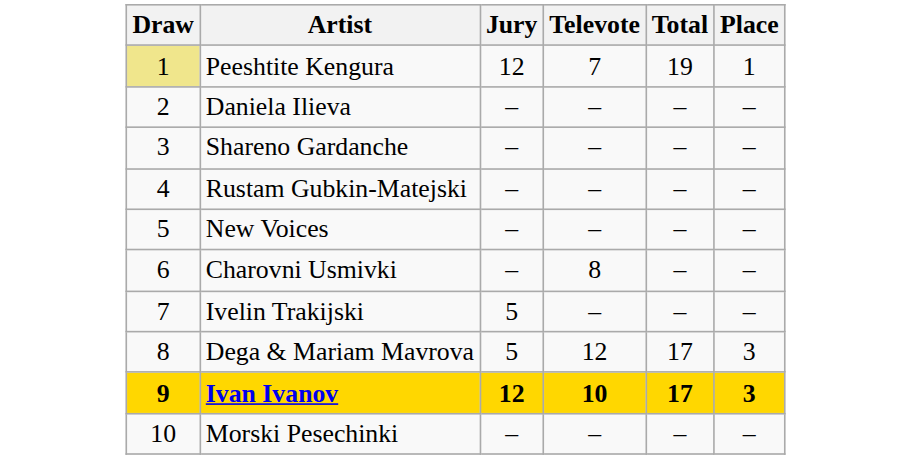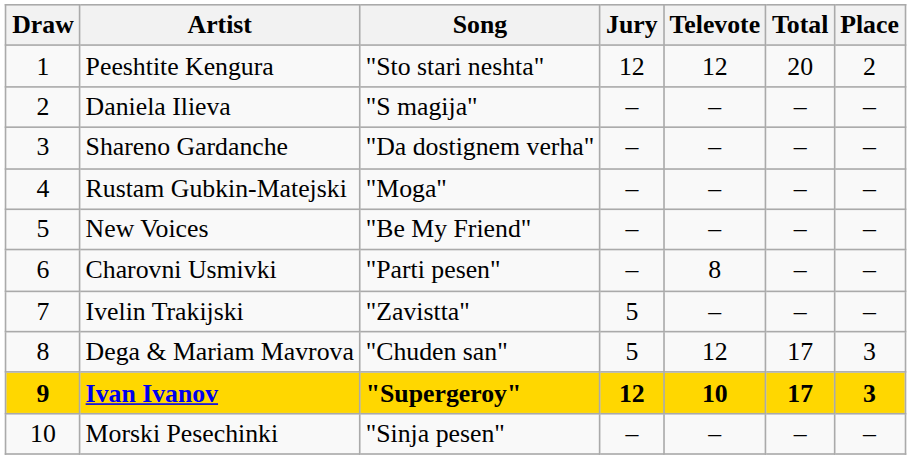+ column: (480, 24)
(163, 65) khaki background -> (43, 65) no background
(595, 65) 7 -> (715, 65) 12
(680, 65) 19 -> (800, 65) 20
(749, 65) 1 -> (869, 65) 2
